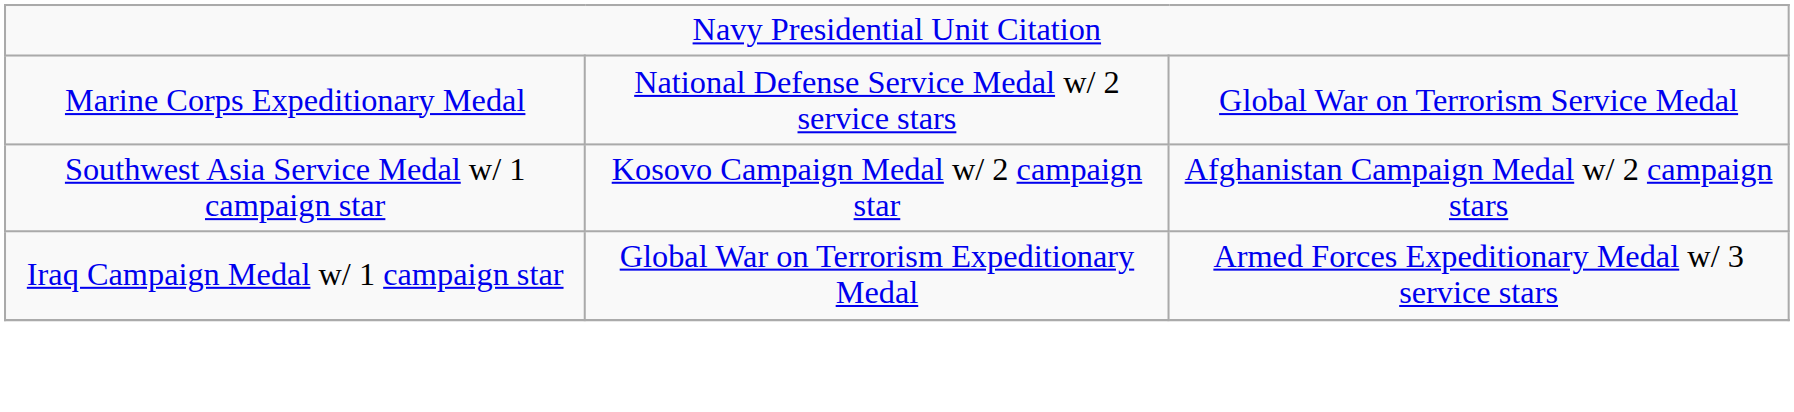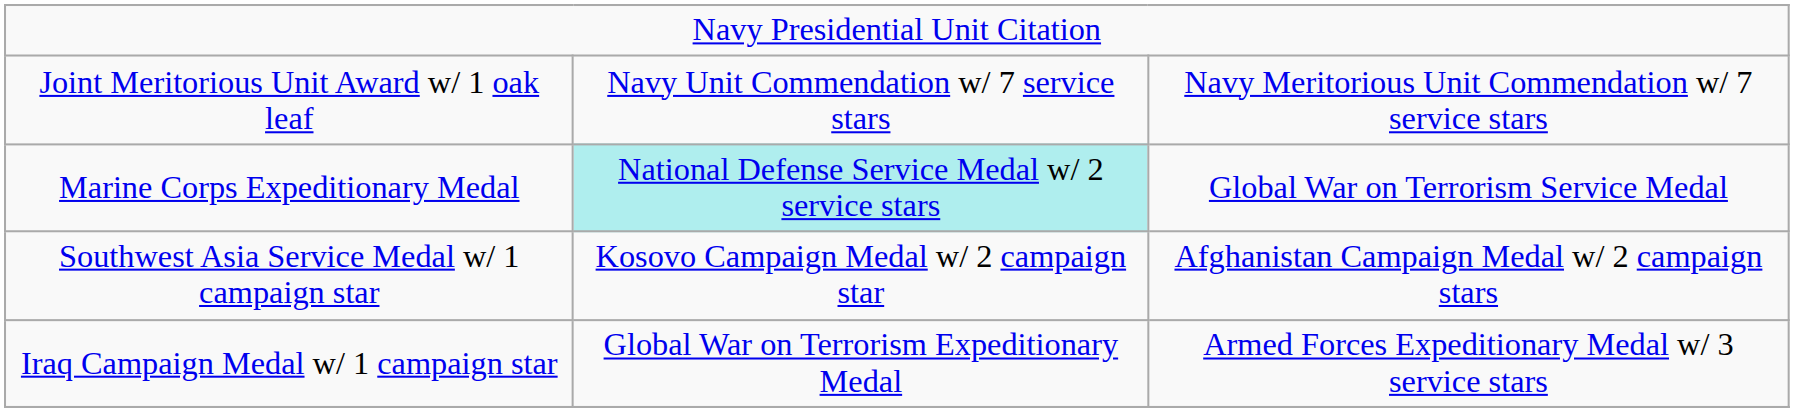+ row: (289, 99)
(877, 99) no background -> (861, 187) paleturquoise background
